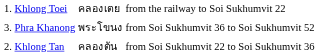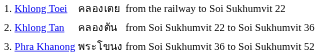rows swapped: (39, 46) <-> (45, 27)
